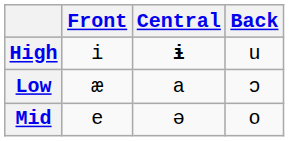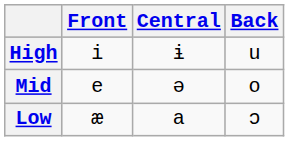(179, 54) bold -> (179, 54) normal
rows swapped: (34, 119) <-> (34, 86)
